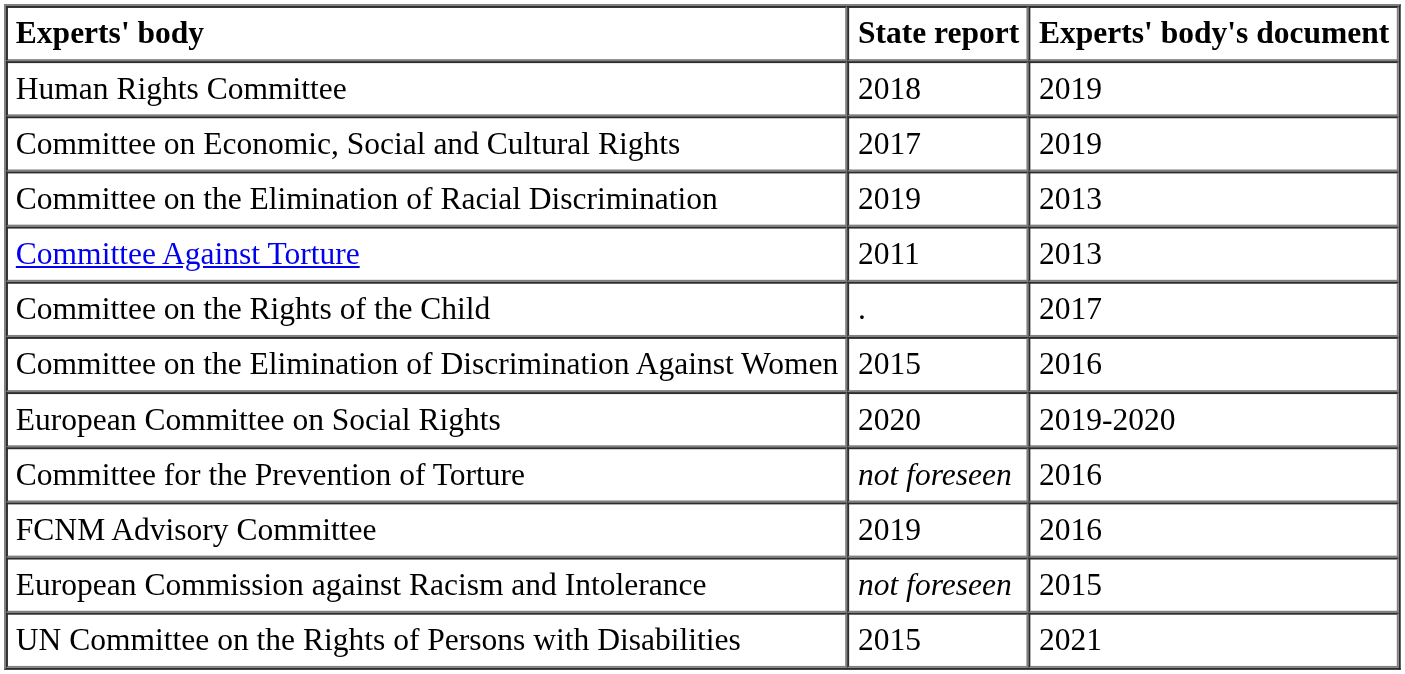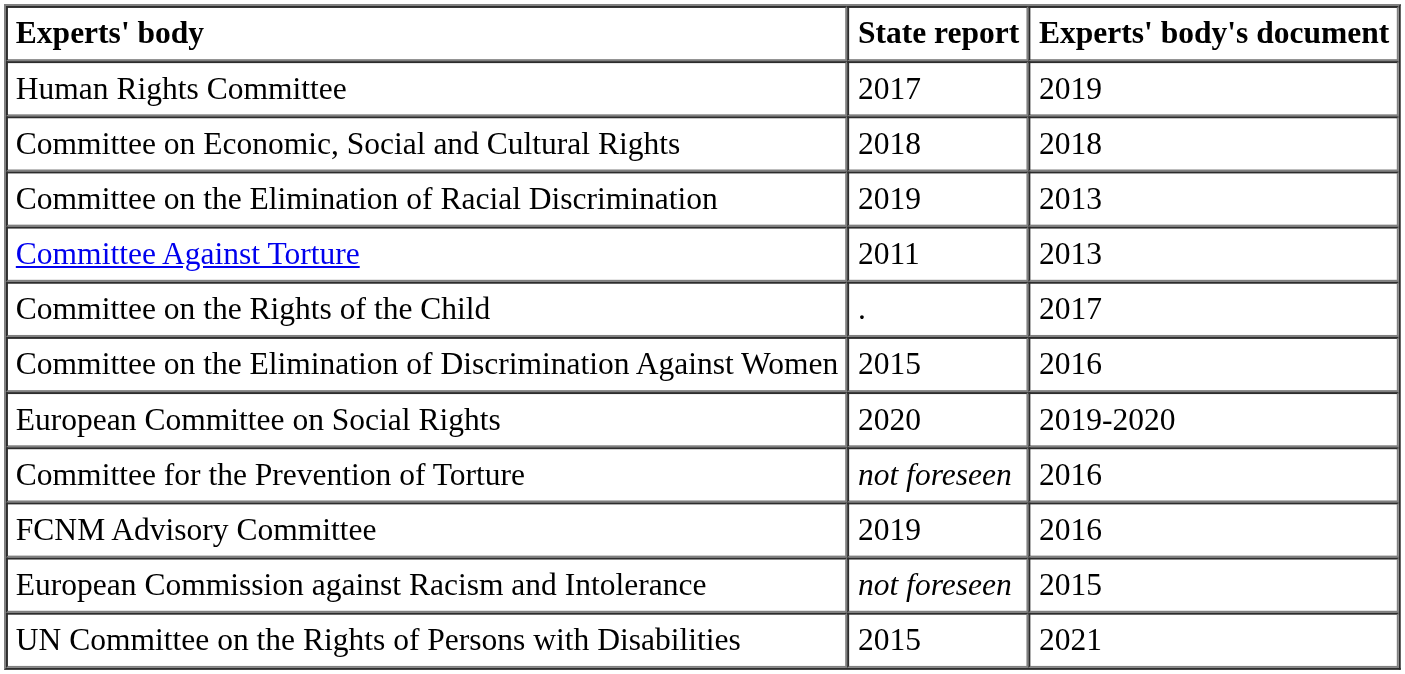(889, 88) 2018 -> (889, 88) 2017
(889, 143) 2017 -> (889, 143) 2018
(1071, 143) 2019 -> (1071, 143) 2018
